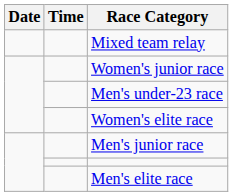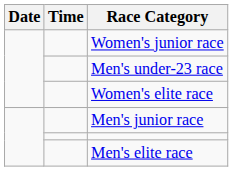- row: (148, 42)
